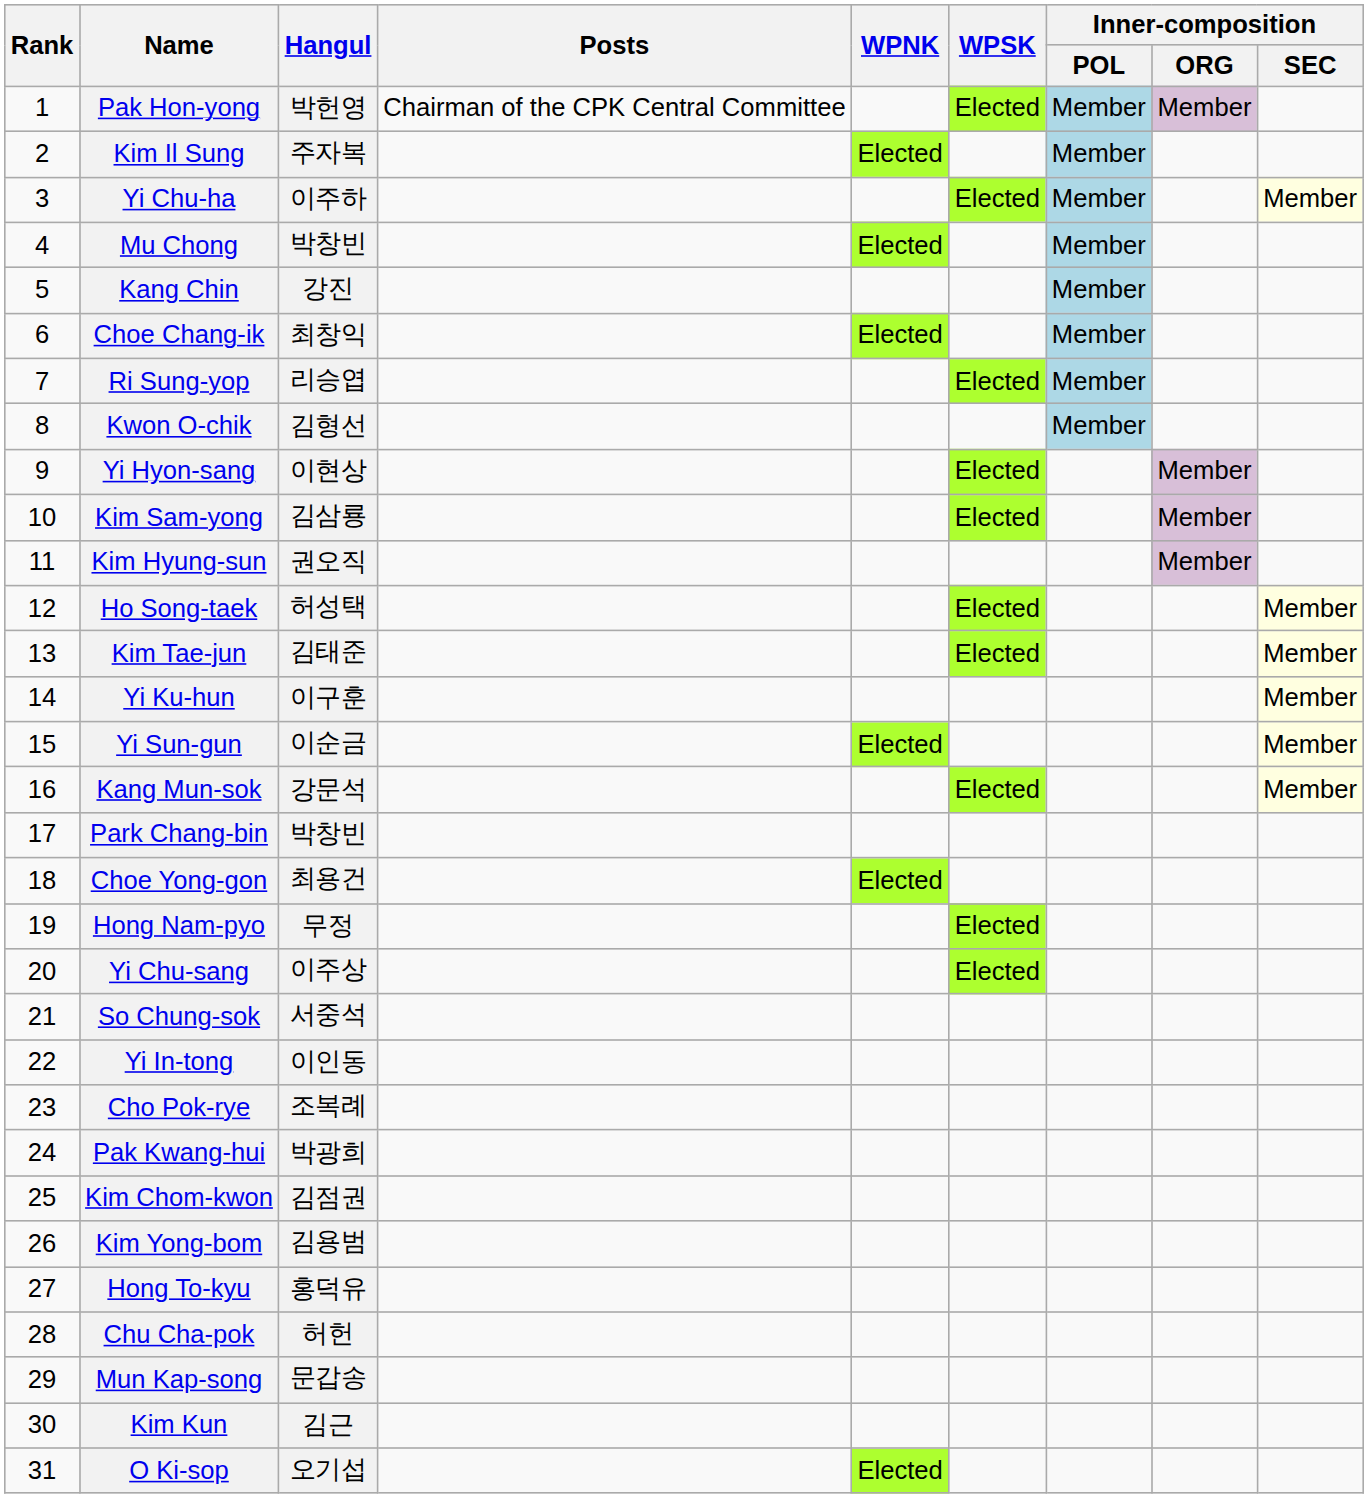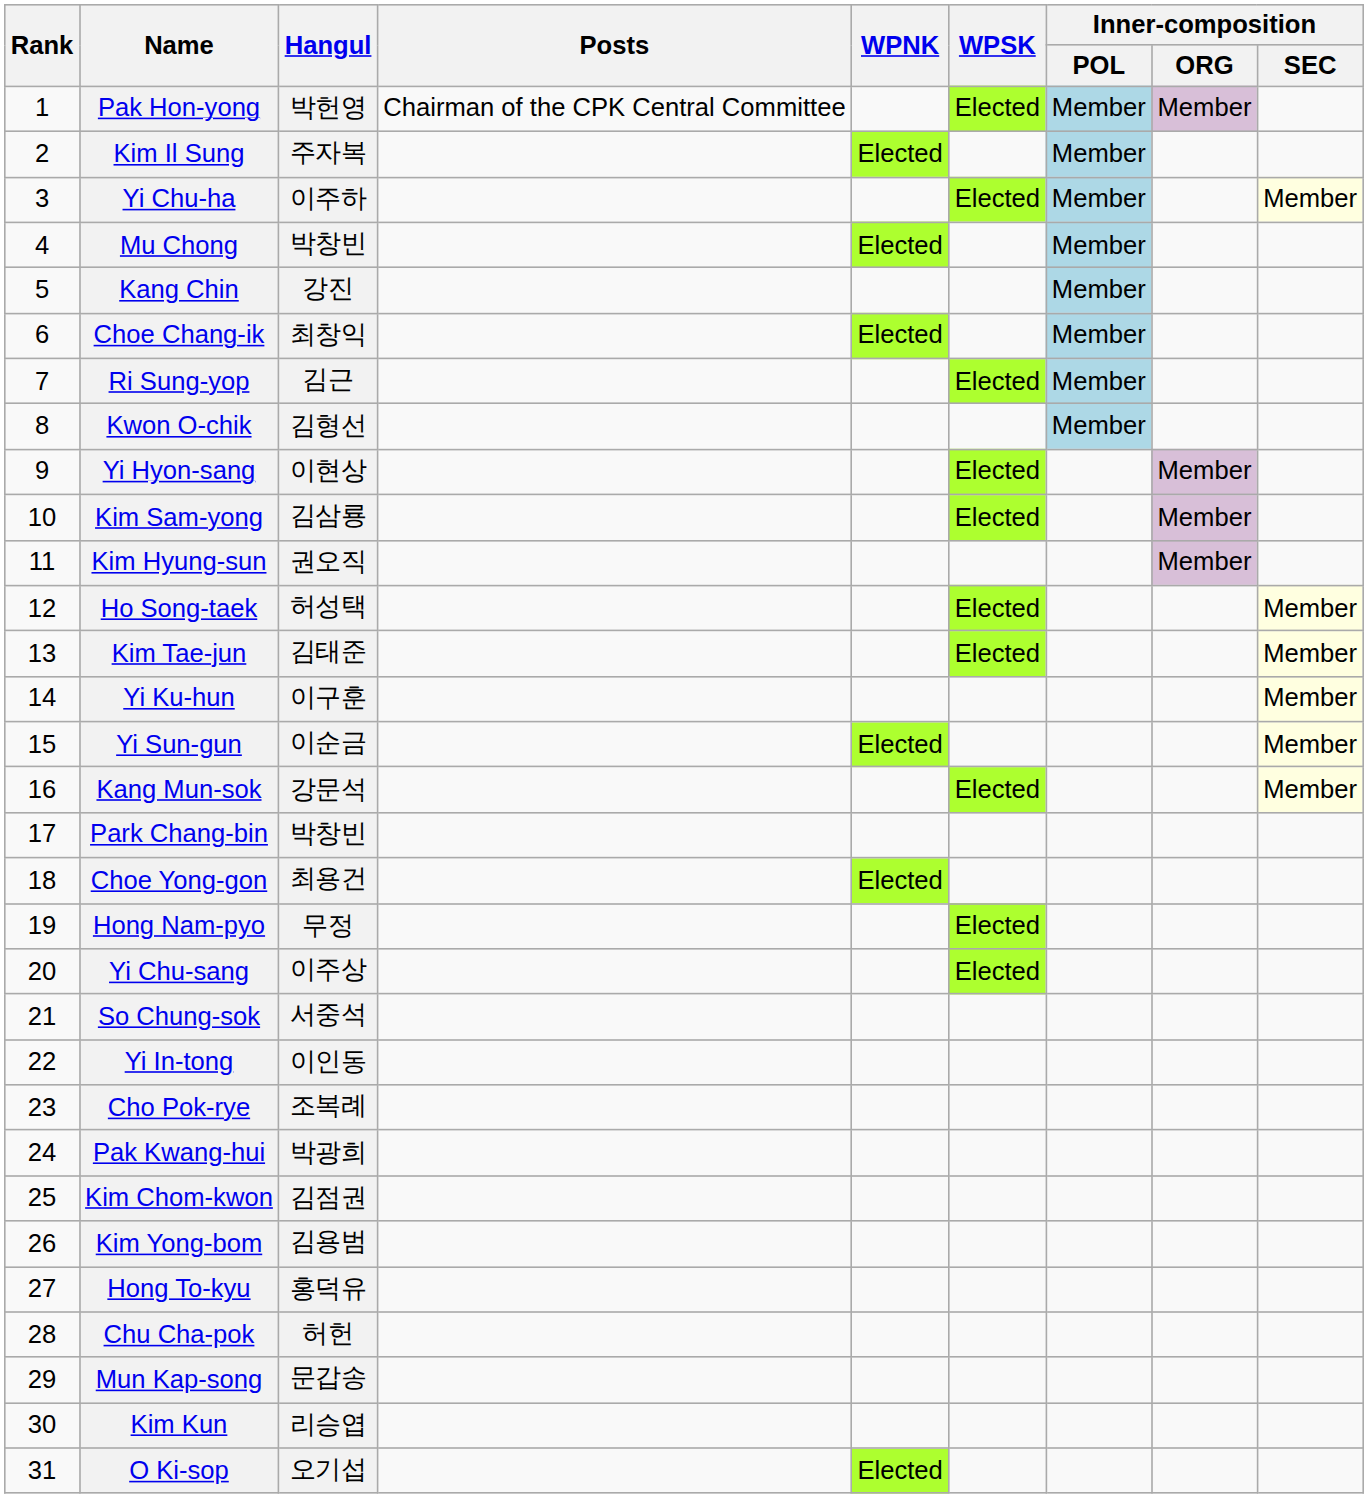(328, 380) 리승엽 -> (328, 380) 김근
(328, 1424) 김근 -> (328, 1424) 리승엽
